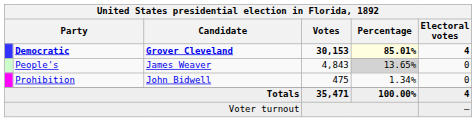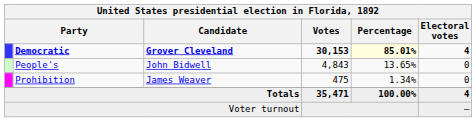(179, 66) James Weaver -> (179, 66) John Bidwell
(400, 66) lightgrey background -> (400, 66) no background
(179, 80) John Bidwell -> (179, 80) James Weaver
